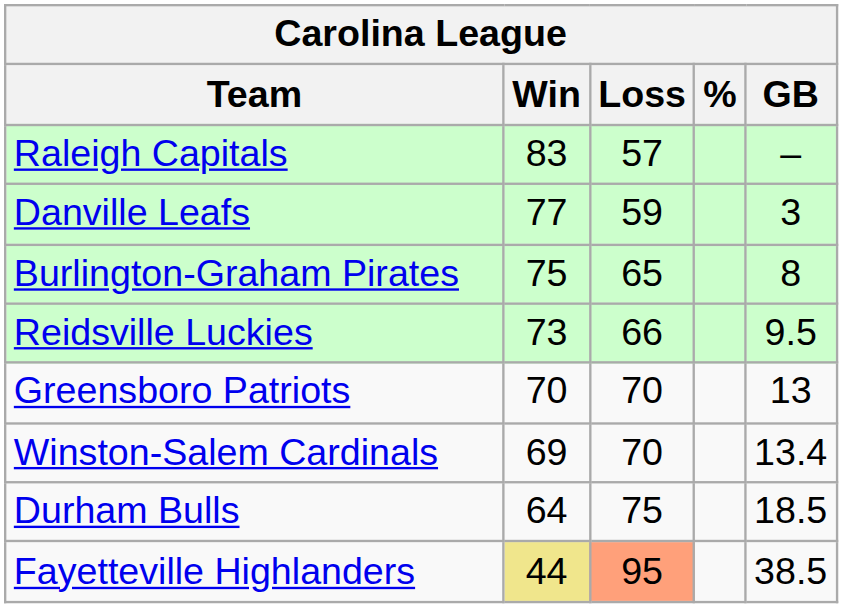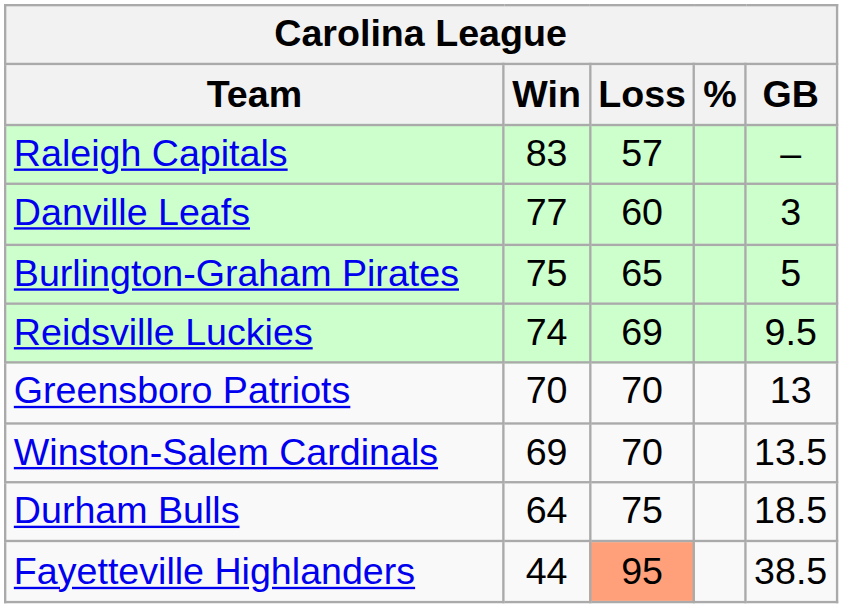(642, 213) 59 -> (642, 213) 60
(791, 272) 8 -> (791, 272) 5
(547, 332) 73 -> (547, 332) 74
(642, 332) 66 -> (642, 332) 69
(791, 451) 13.4 -> (791, 451) 13.5
(547, 570) khaki background -> (547, 570) no background
